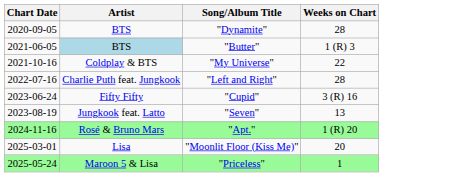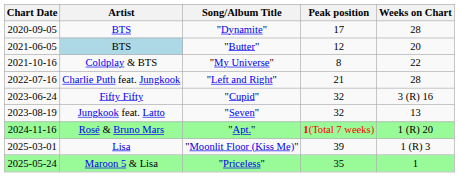+ column: (339, 12)
(340, 46) 1 (R) 3 -> (415, 46) 20
(340, 146) 20 -> (415, 146) 1 (R) 3
